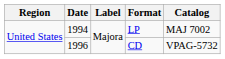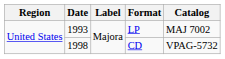(78, 29) 1994 -> (78, 29) 1993
(78, 45) 1996 -> (78, 45) 1998
